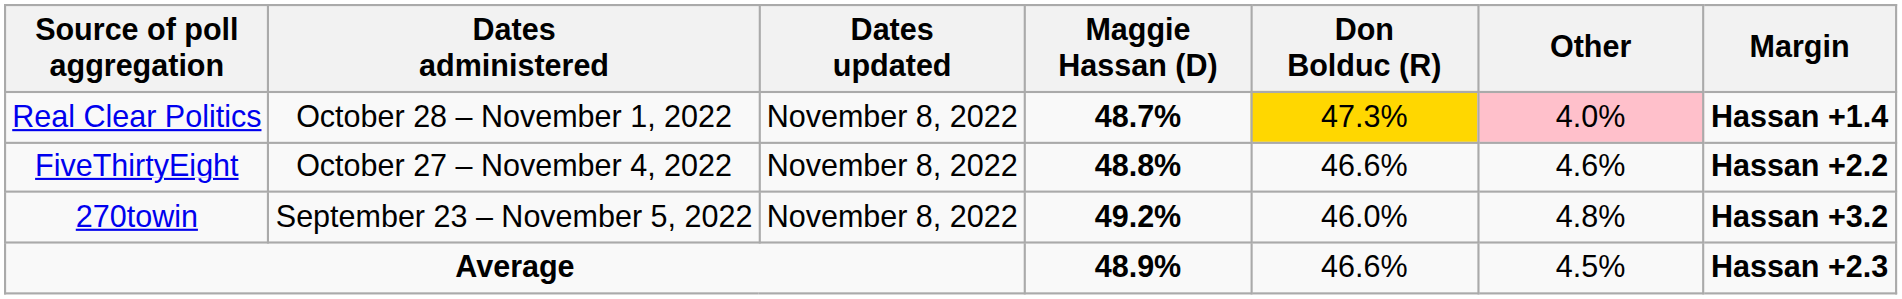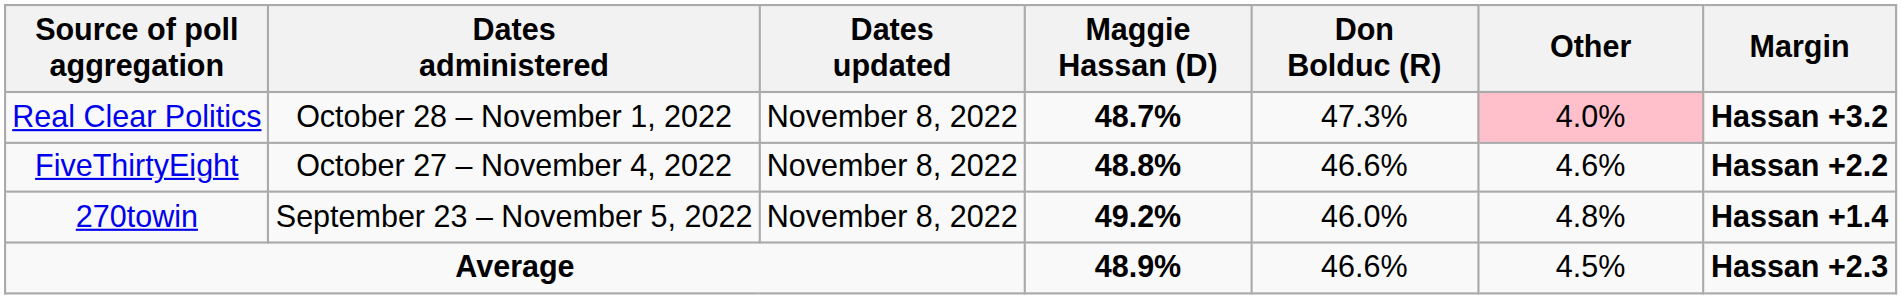(1364, 116) gold background -> (1364, 116) no background
(1800, 116) Hassan +1.4 -> (1800, 116) Hassan +3.2
(1800, 217) Hassan +3.2 -> (1800, 217) Hassan +1.4
